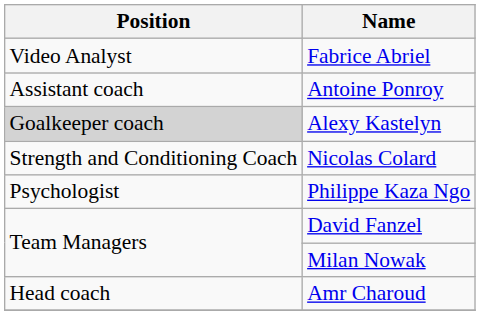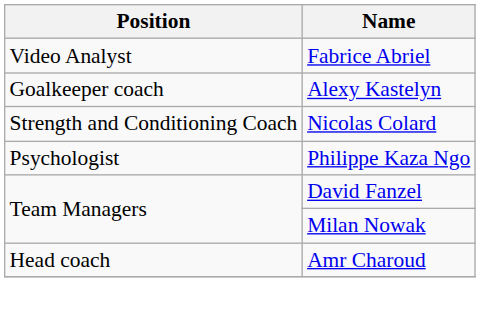- row: (375, 89)
(87, 123) lightgrey background -> (87, 89) no background
